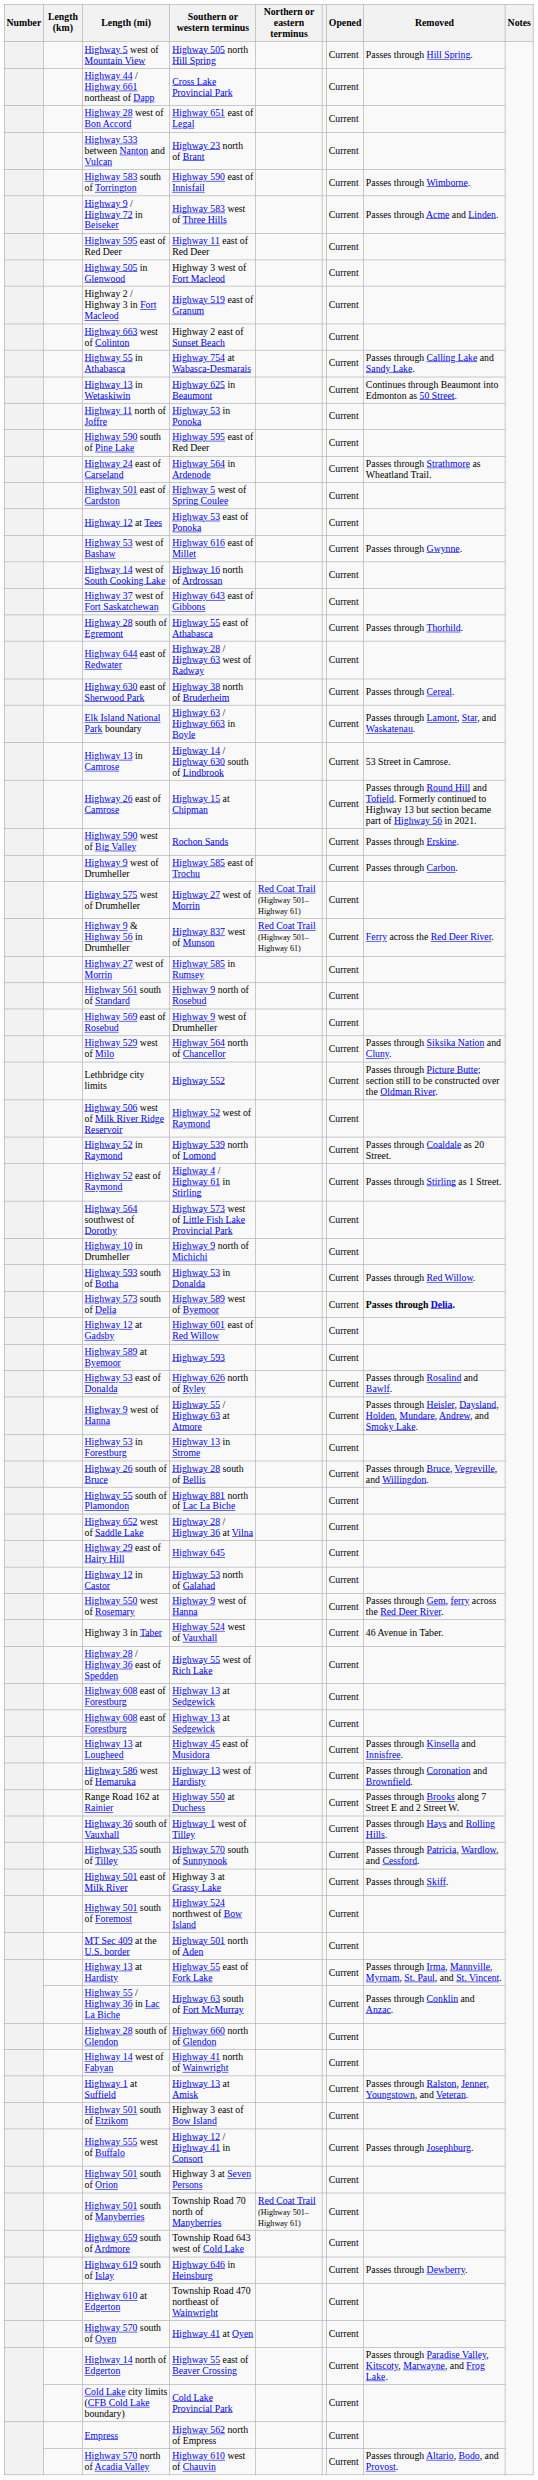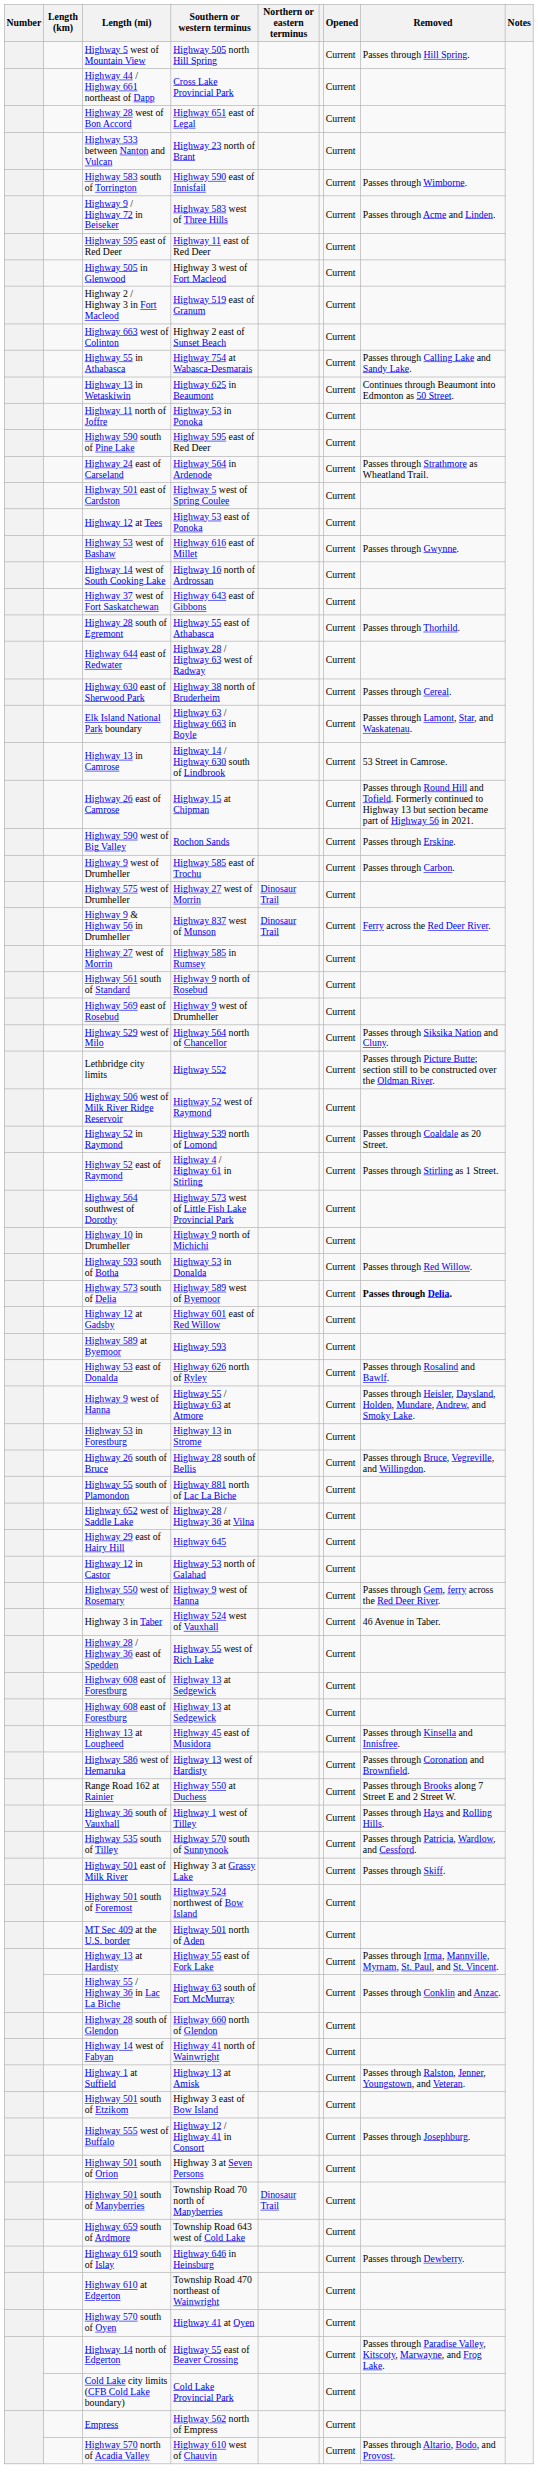(287, 900) Red Coat Trail (Highway 501–Highway 61) -> (278, 894) Dinosaur Trail
(287, 937) Red Coat Trail (Highway 501–Highway 61) -> (278, 926) Dinosaur Trail
(287, 2211) Red Coat Trail (Highway 501–Highway 61) -> (278, 2200) Dinosaur Trail
